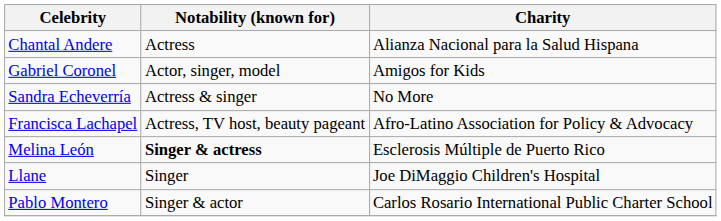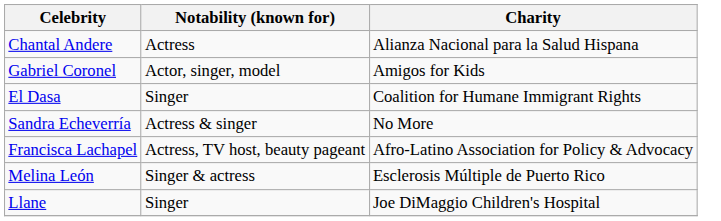+ row: (34, 96)
(203, 149) bold -> (200, 176) normal
- row: (58, 202)
